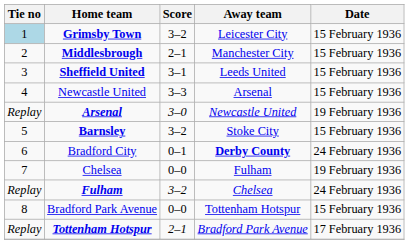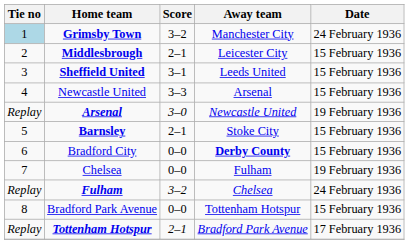(253, 33) Leicester City -> (253, 33) Manchester City
(357, 33) 15 February 1936 -> (357, 33) 24 February 1936
(253, 53) Manchester City -> (253, 53) Leicester City
(177, 131) 3–2 -> (177, 131) 2–1
(177, 151) 0–1 -> (177, 151) 0–0
(357, 151) 24 February 1936 -> (357, 151) 15 February 1936
